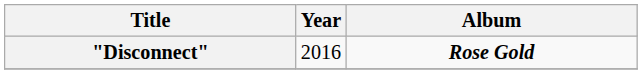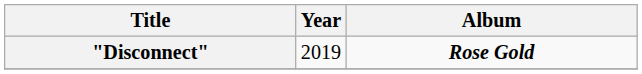(321, 52) 2016 -> (321, 52) 2019
